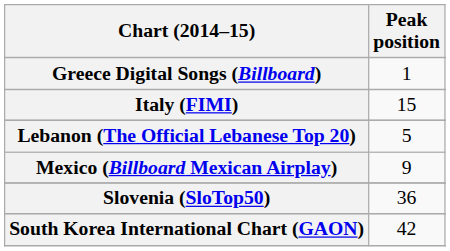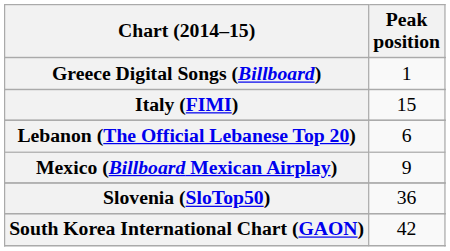(407, 135) 5 -> (407, 135) 6
